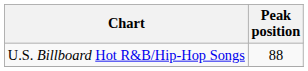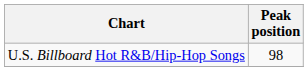(276, 54) 88 -> (276, 54) 98
